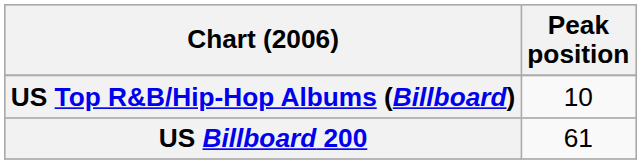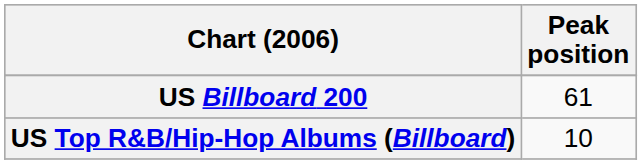rows swapped: (263, 138) <-> (263, 96)
